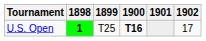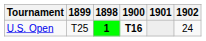columns swapped: (80, 12) <-> (107, 12)
(188, 28) 17 -> (188, 28) 24
